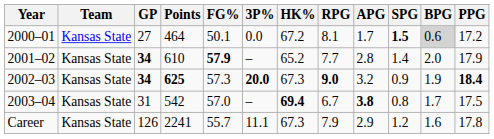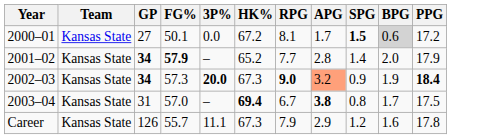- column: (182, 15)
(365, 79) no background -> (322, 79) lightsalmon background
